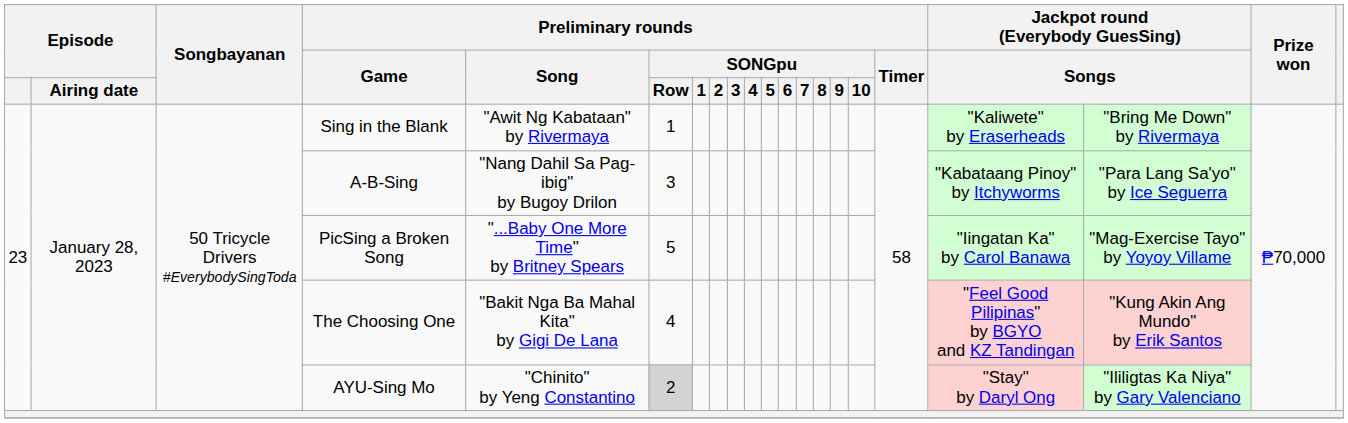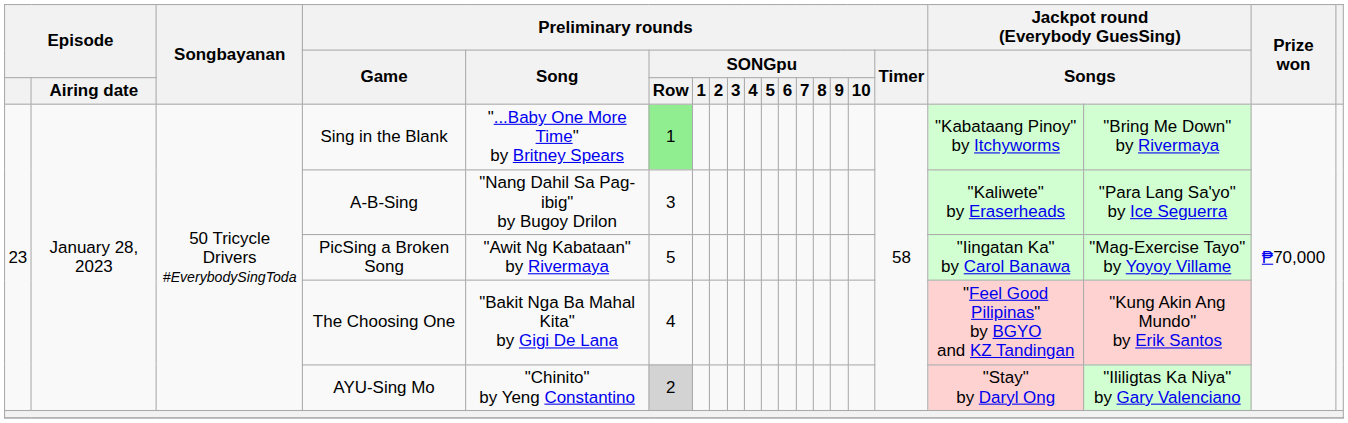(557, 127) "Awit Ng Kabataan" by Rivermaya -> (557, 136) "...Baby One More Time" by Britney Spears
(671, 127) no background -> (671, 136) lightgreen background
(1006, 127) "Kaliwete" by Eraserheads -> (1006, 136) "Kabataang Pinoy" by Itchyworms
(1006, 182) "Kabataang Pinoy" by Itchyworms -> (1006, 201) "Kaliwete" by Eraserheads
(557, 247) "...Baby One More Time" by Britney Spears -> (557, 257) "Awit Ng Kabataan" by Rivermaya
